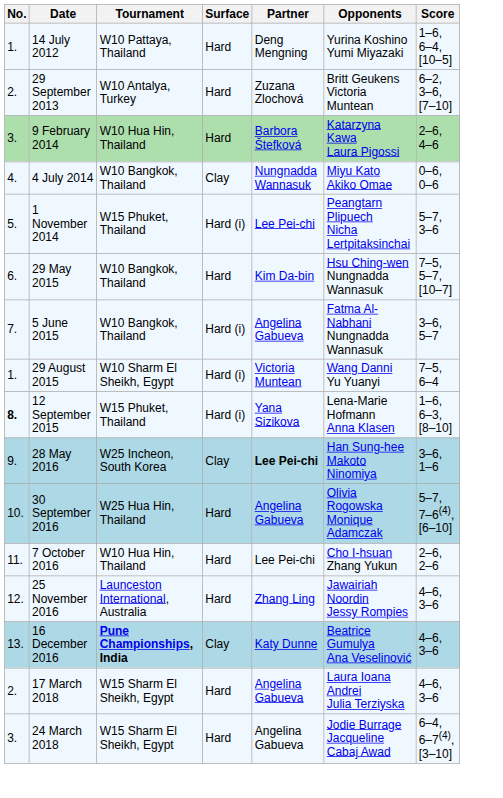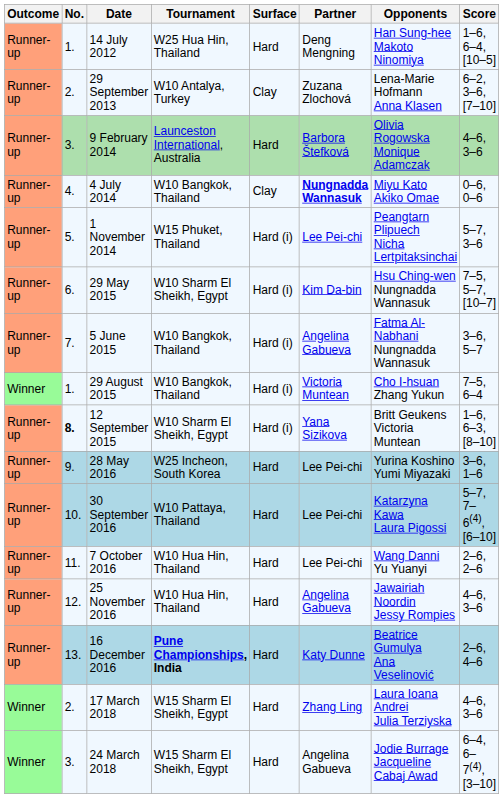+ column: (33, 14)
(136, 46) W10 Pattaya, Thailand -> (191, 46) W25 Hua Hin, Thailand
(367, 46) Yurina Koshino Yumi Miyazaki -> (412, 46) Han Sung-hee Makoto Ninomiya
(218, 92) Hard -> (265, 92) Clay
(363, 92) Britt Geukens Victoria Muntean -> (408, 92) Lena-Marie Hofmann Anna Klasen
(137, 138) W10 Hua Hin, Thailand -> (188, 145) Launceston International, Australia
(363, 138) Katarzyna Kawa Laura Pigossi -> (402, 145) Olivia Rogowska Monique Adamczak
(430, 138) 2–6, 4–6 -> (474, 145) 4–6, 3–6
(286, 177) normal -> (335, 191) bold
(139, 276) W10 Bangkok, Thailand -> (192, 290) W10 Sharm El Sheikh, Egypt
(218, 276) Hard -> (273, 290) Hard (i)
(138, 375) W10 Sharm El Sheikh, Egypt -> (193, 389) W10 Bangkok, Thailand
(360, 375) Wang Danni Yu Yuanyi -> (409, 389) Cho I-hsuan Zhang Yukun
(134, 414) W15 Phuket, Thailand -> (192, 428) W10 Sharm El Sheikh, Egypt
(361, 414) Lena-Marie Hofmann Anna Klasen -> (410, 428) Britt Geukens Victoria Muntean
(217, 460) Clay -> (266, 467) Hard
(286, 460) bold -> (332, 467) normal
(365, 460) Han Sung-hee Makoto Ninomiya -> (414, 467) Yurina Koshino Yumi Miyazaki
(137, 513) W25 Hua Hin, Thailand -> (190, 515) W10 Pattaya, Thailand
(279, 513) Angelina Gabueva -> (332, 515) Lee Pei-chi
(355, 513) Olivia Rogowska Monique Adamczak -> (410, 515) Katarzyna Kawa Laura Pigossi
(362, 559) Cho I-hsuan Zhang Yukun -> (407, 562) Wang Danni Yu Yuanyi
(134, 598) Launceston International, Australia -> (191, 602) W10 Hua Hin, Thailand
(285, 598) Zhang Ling -> (327, 602) Angelina Gabueva
(217, 644) Clay -> (266, 654) Hard
(430, 644) 4–6, 3–6 -> (474, 654) 2–6, 4–6
(279, 690) Angelina Gabueva -> (332, 707) Zhang Ling
